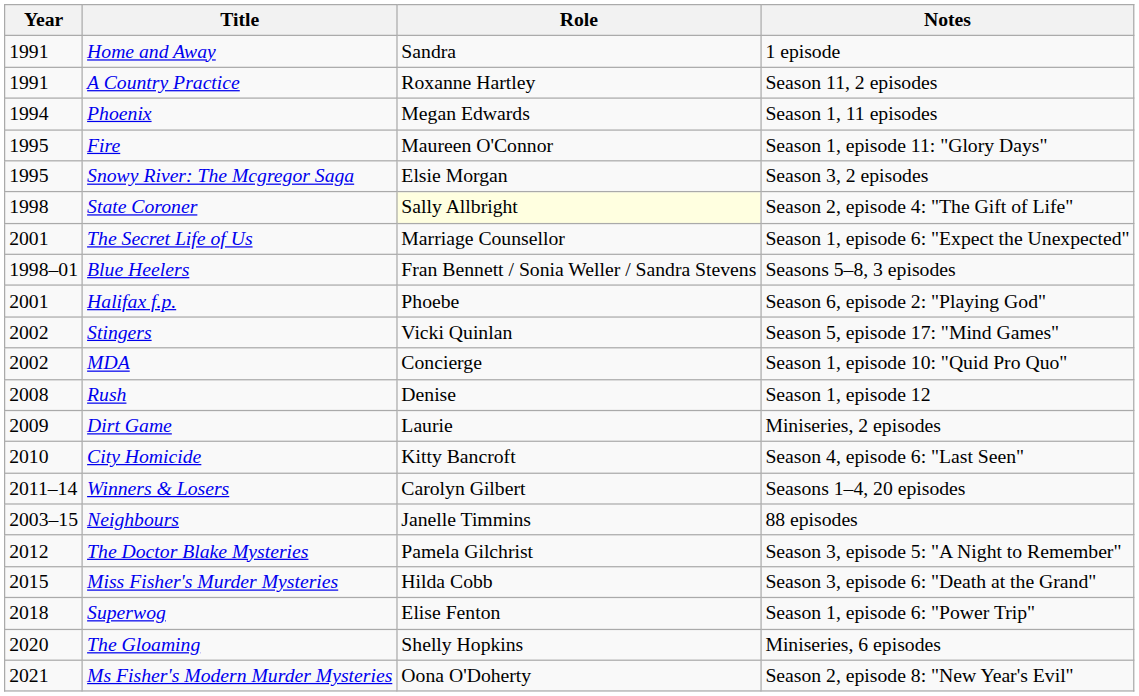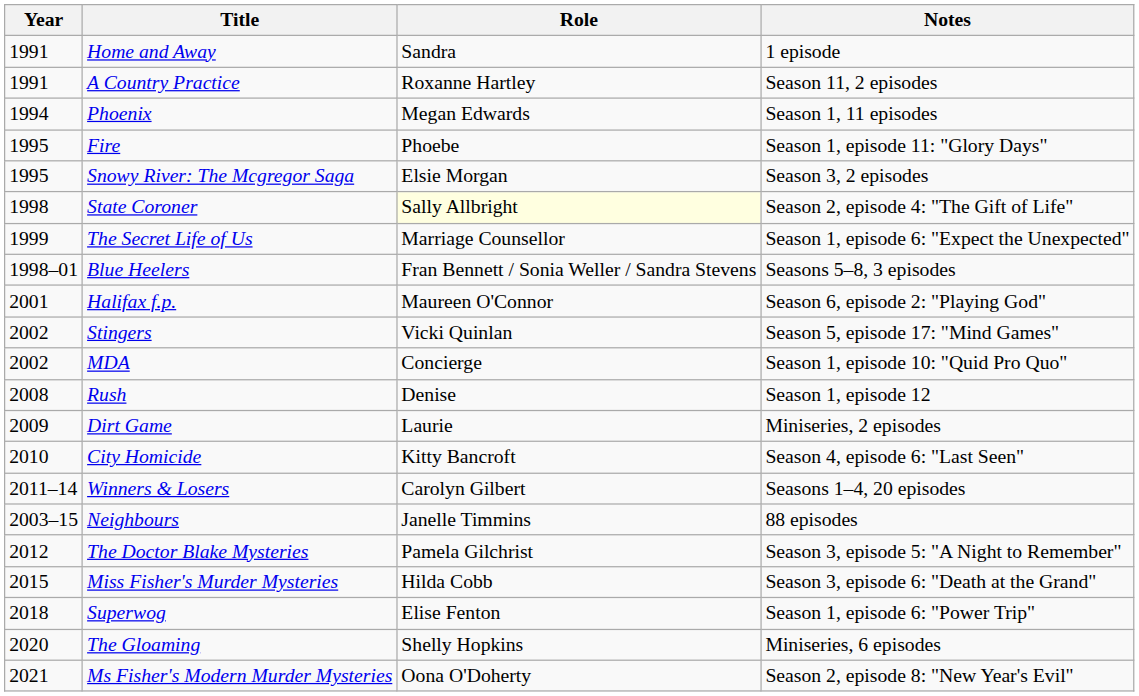(477, 144) Maureen O'Connor -> (430, 144) Phoebe
(29, 238) 2001 -> (29, 238) 1999
(430, 301) Phoebe -> (477, 301) Maureen O'Connor
